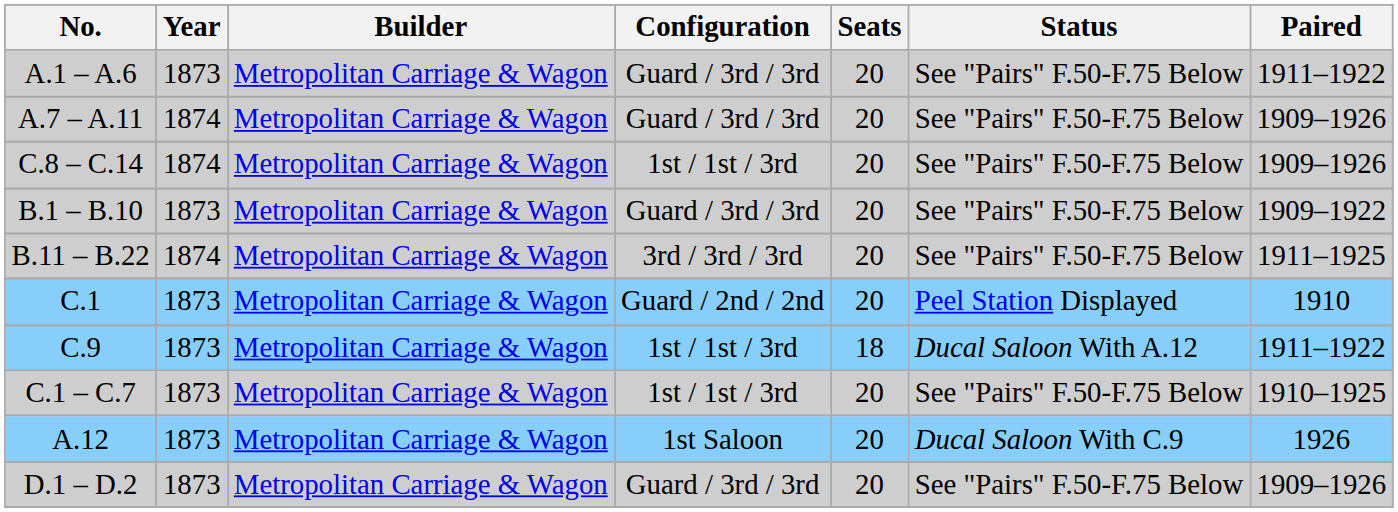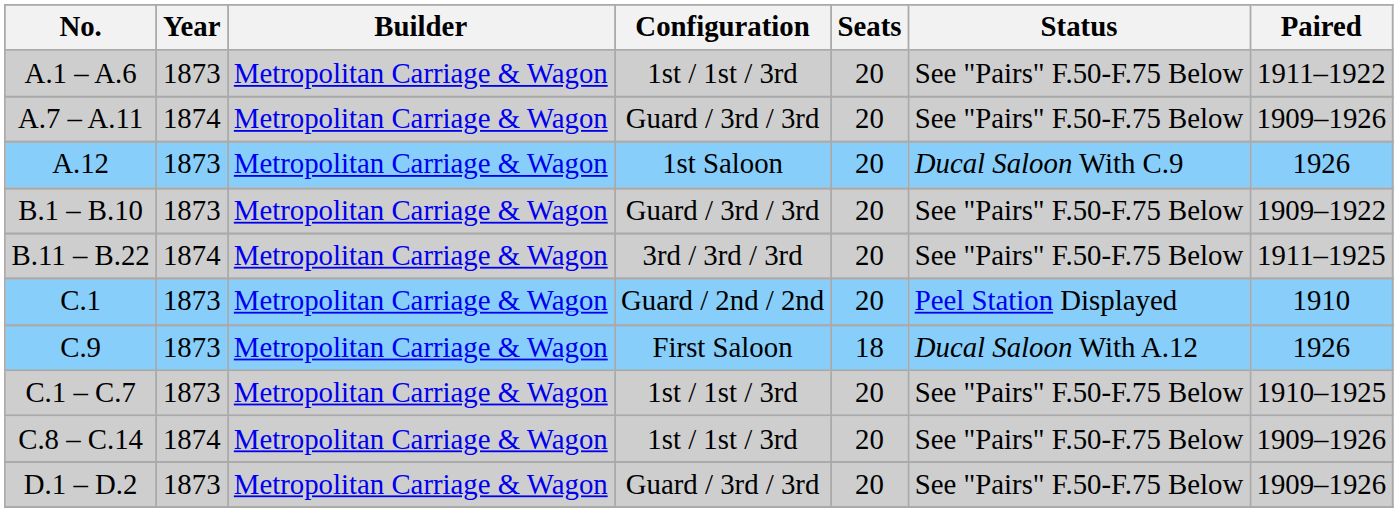(723, 73) Guard / 3rd / 3rd -> (723, 73) 1st / 1st / 3rd
rows swapped: (81, 438) <-> (81, 164)
(723, 347) 1st / 1st / 3rd -> (723, 347) First Saloon
(1321, 347) 1911–1922 -> (1321, 347) 1926
